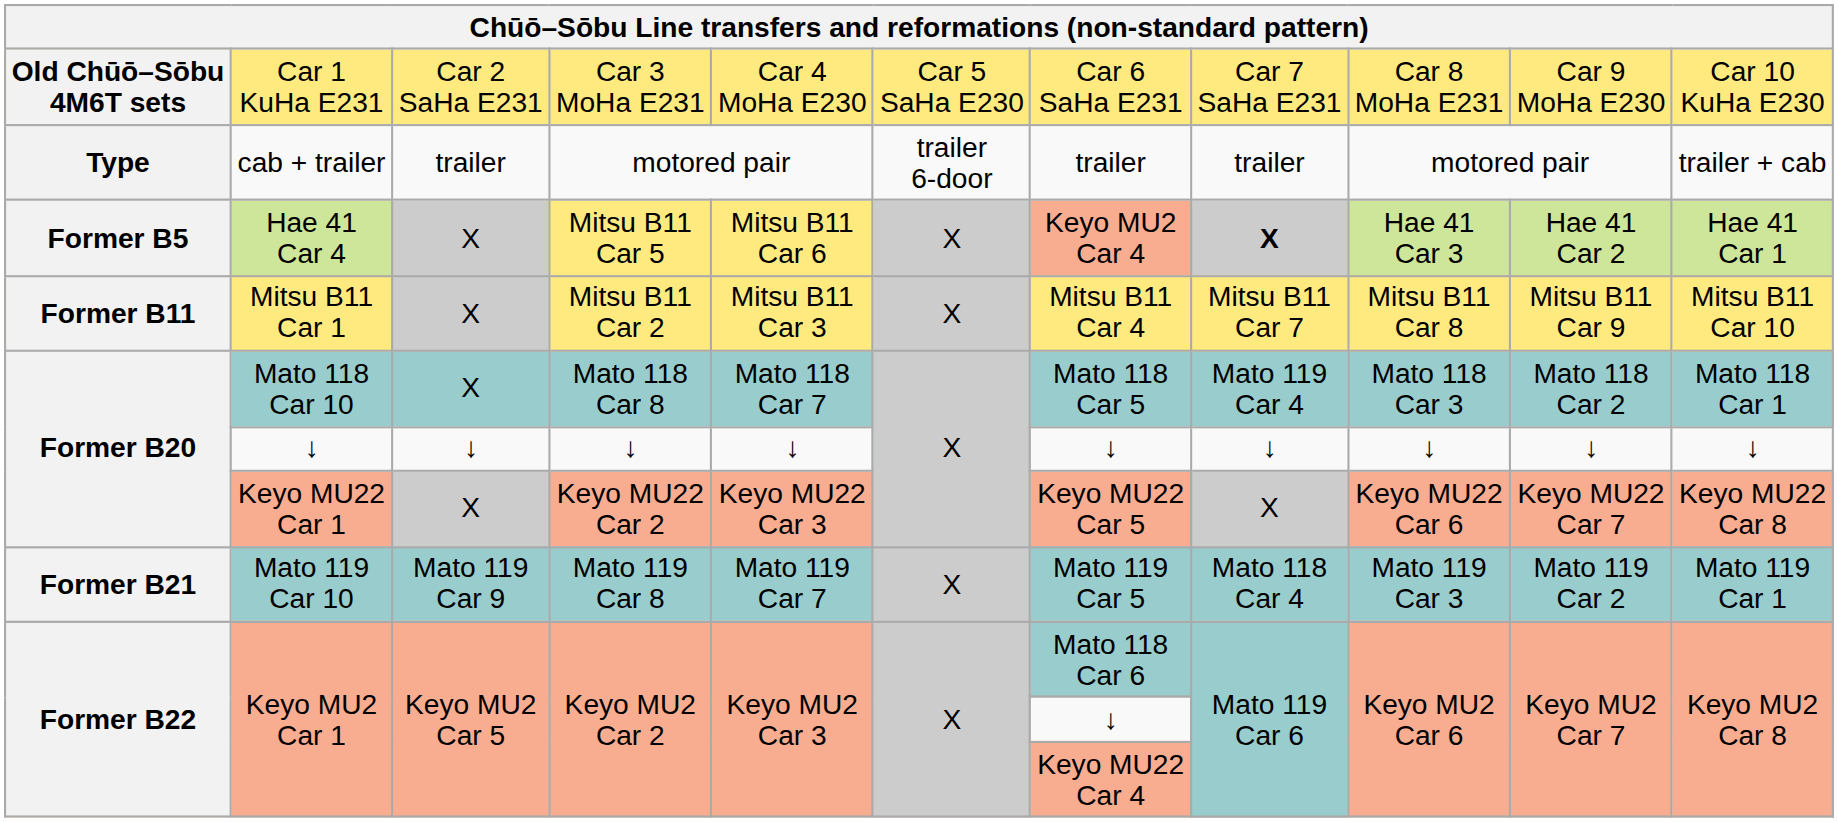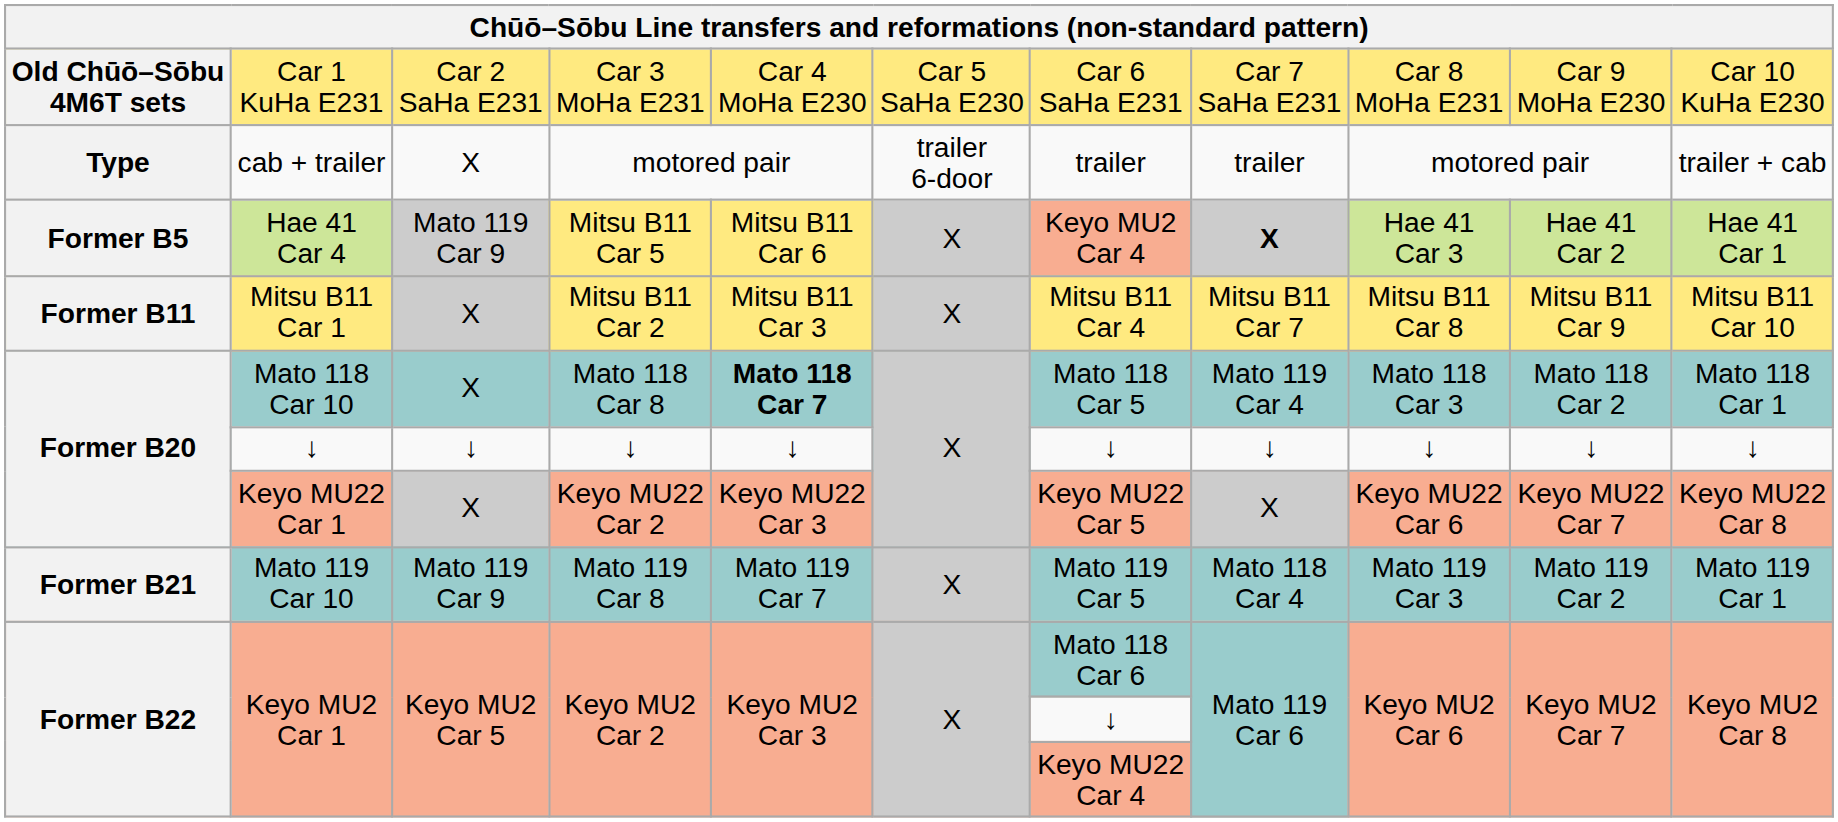(471, 162) trailer -> (471, 162) X
(471, 238) X -> (471, 238) Mato 119 Car 9
(792, 388) normal -> (792, 388) bold
